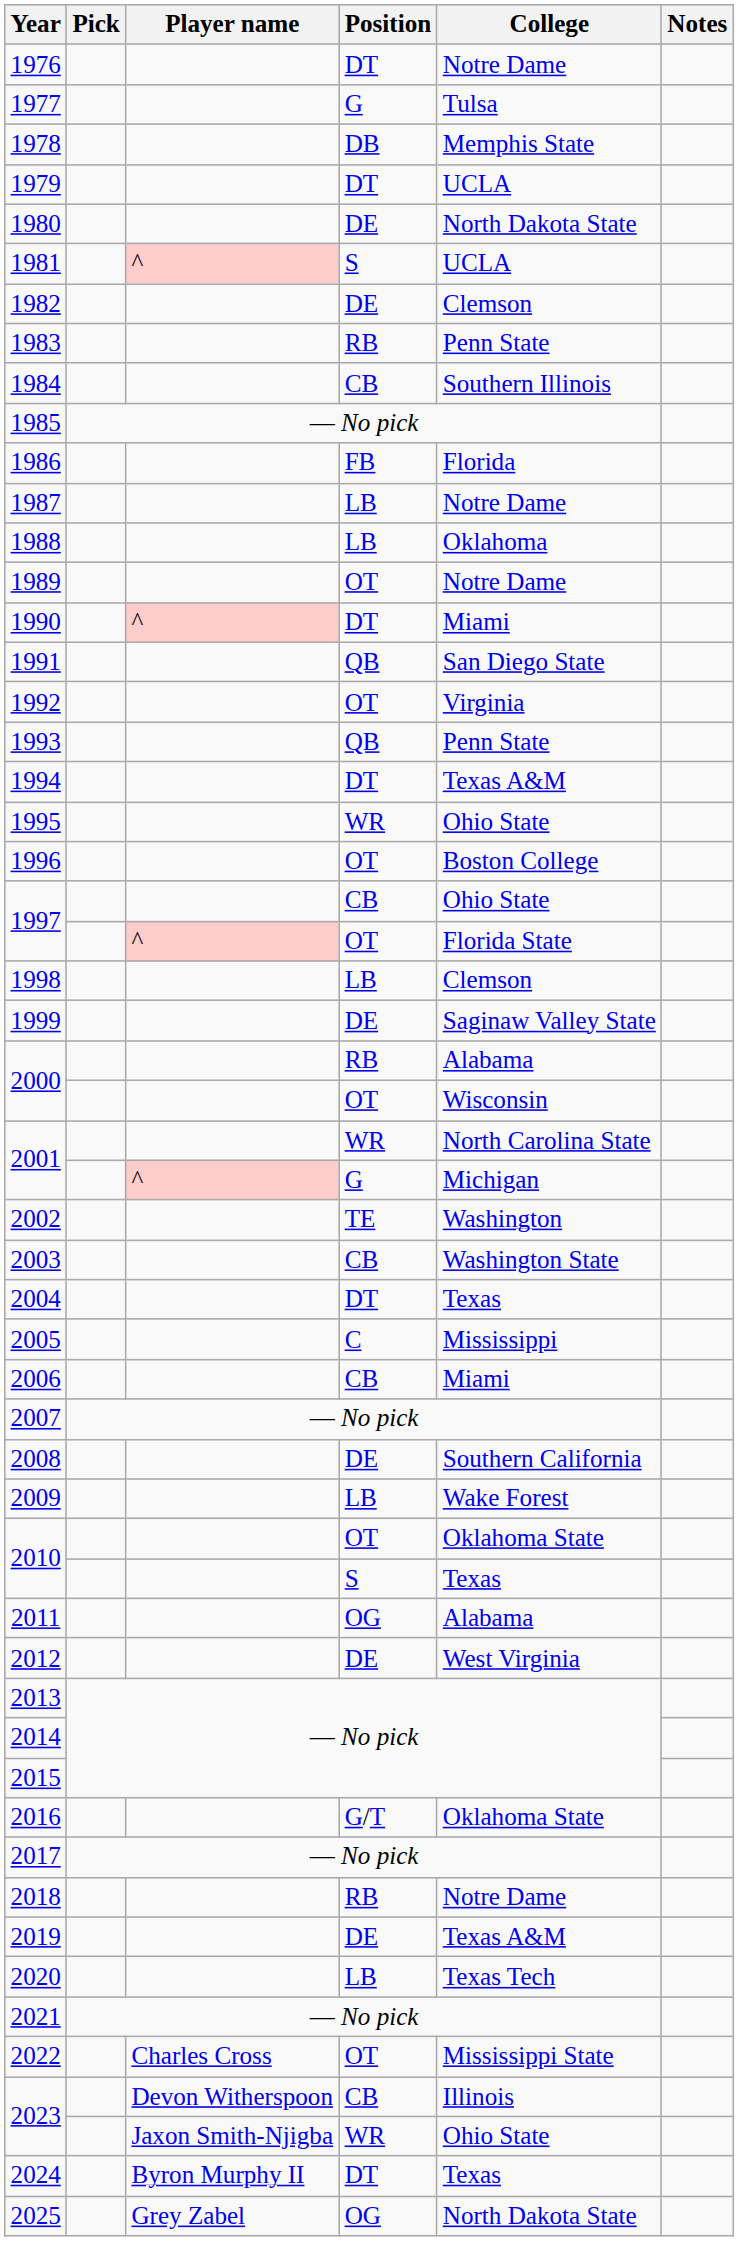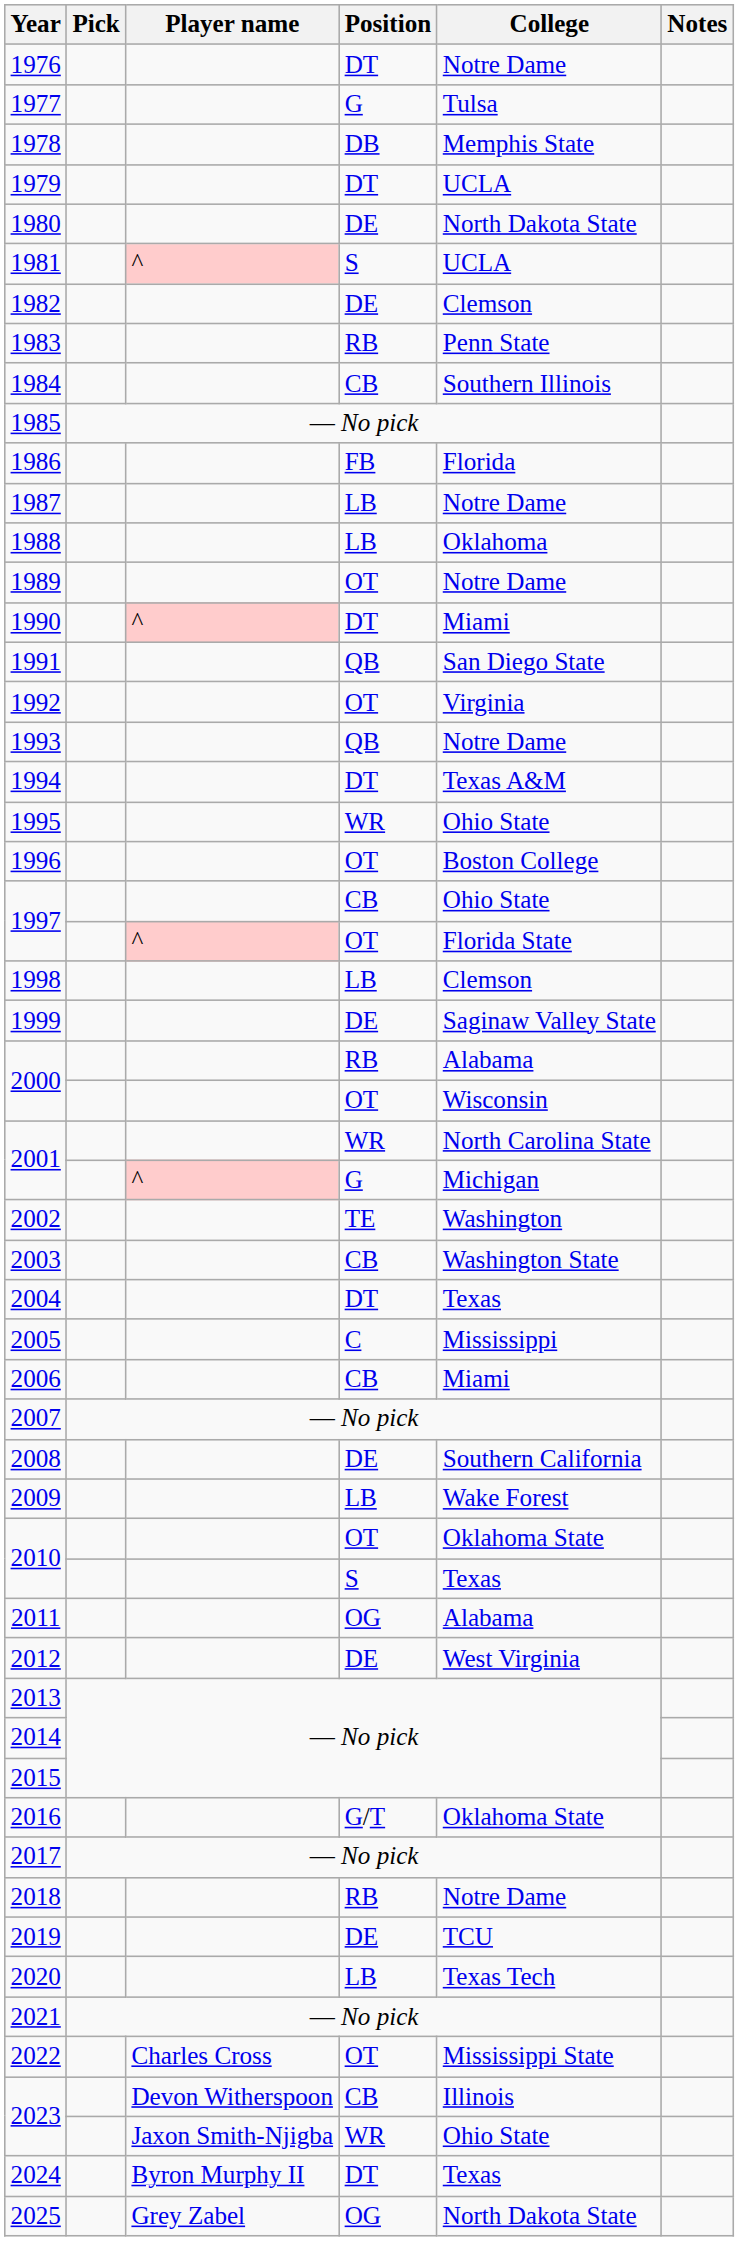(496, 741) Penn State -> (504, 741) Notre Dame
(504, 1936) Texas A&M -> (468, 1936) TCU
